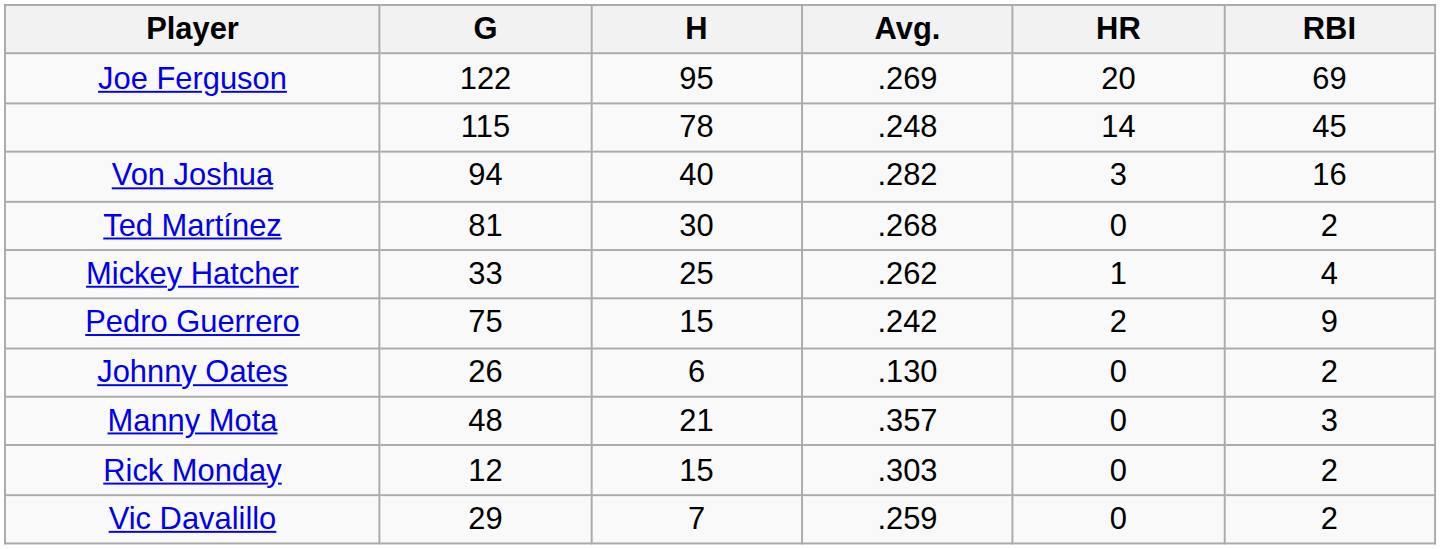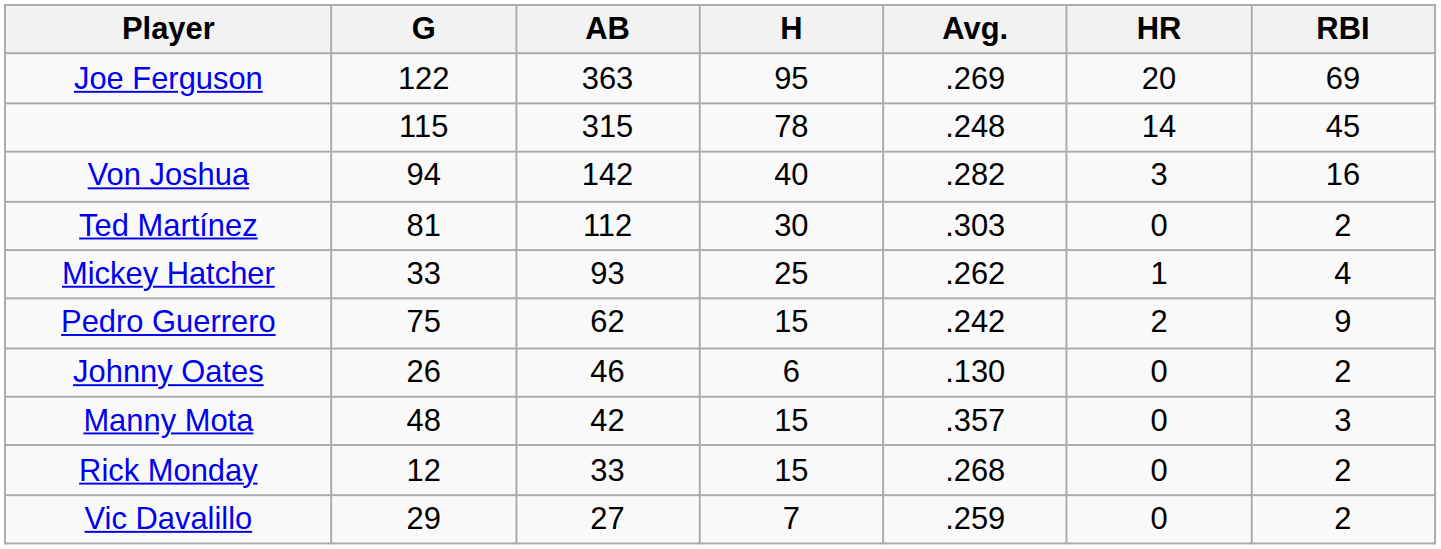+ column: (608, 28)
(907, 224) .268 -> (975, 224) .303
(696, 420) 21 -> (791, 420) 15
(907, 469) .303 -> (975, 469) .268
